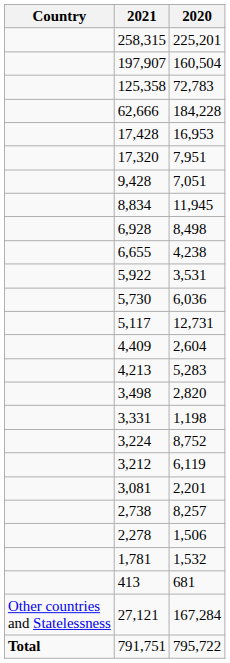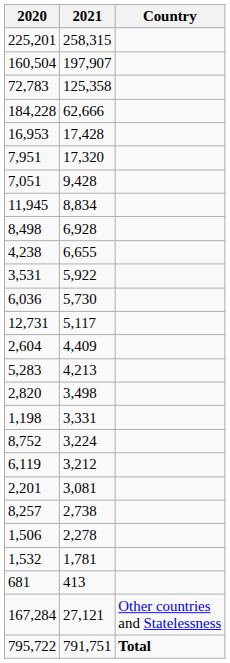columns swapped: (59, 16) <-> (197, 16)
